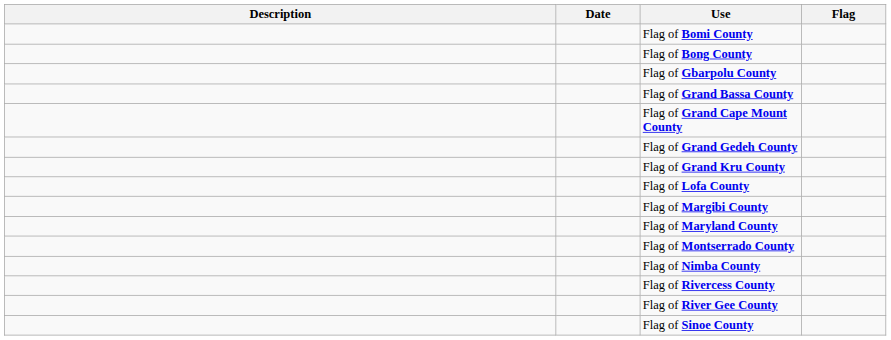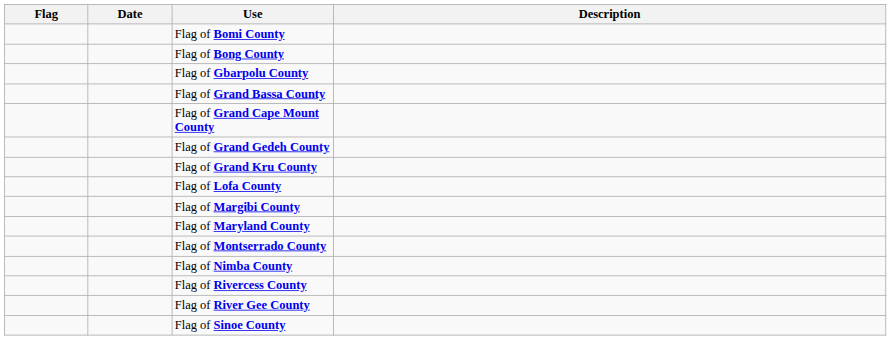columns swapped: (844, 14) <-> (280, 14)
